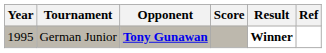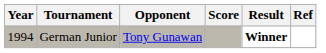(20, 36) 1995 -> (20, 36) 1994
(165, 36) bold -> (163, 36) normal
